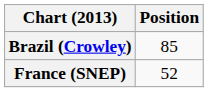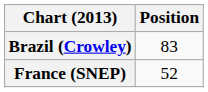(169, 45) 85 -> (169, 45) 83
